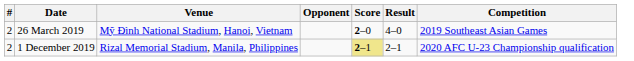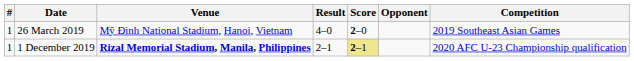columns swapped: (326, 13) <-> (400, 13)
(10, 30) 2 -> (10, 30) 1
(10, 47) 2 -> (10, 47) 1
(199, 47) normal -> (205, 47) bold
